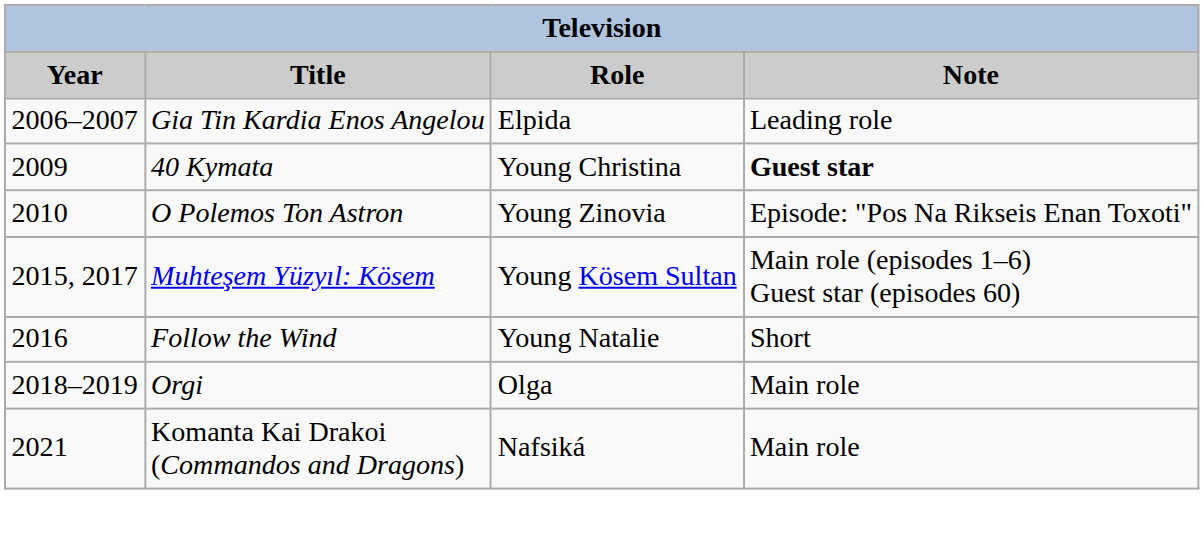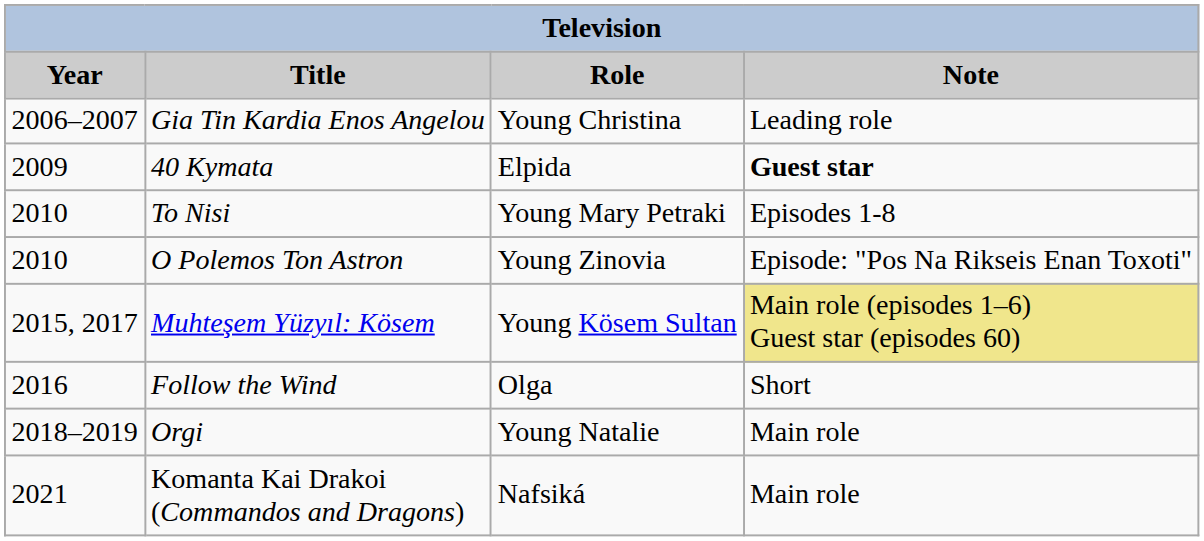(534, 120) Elpida -> (590, 120) Young Christina
(590, 166) Young Christina -> (534, 166) Elpida
+ row: (191, 213)
(891, 276) no background -> (891, 322) khaki background
(579, 339) Young Natalie -> (525, 385) Olga
(525, 385) Olga -> (579, 431) Young Natalie
